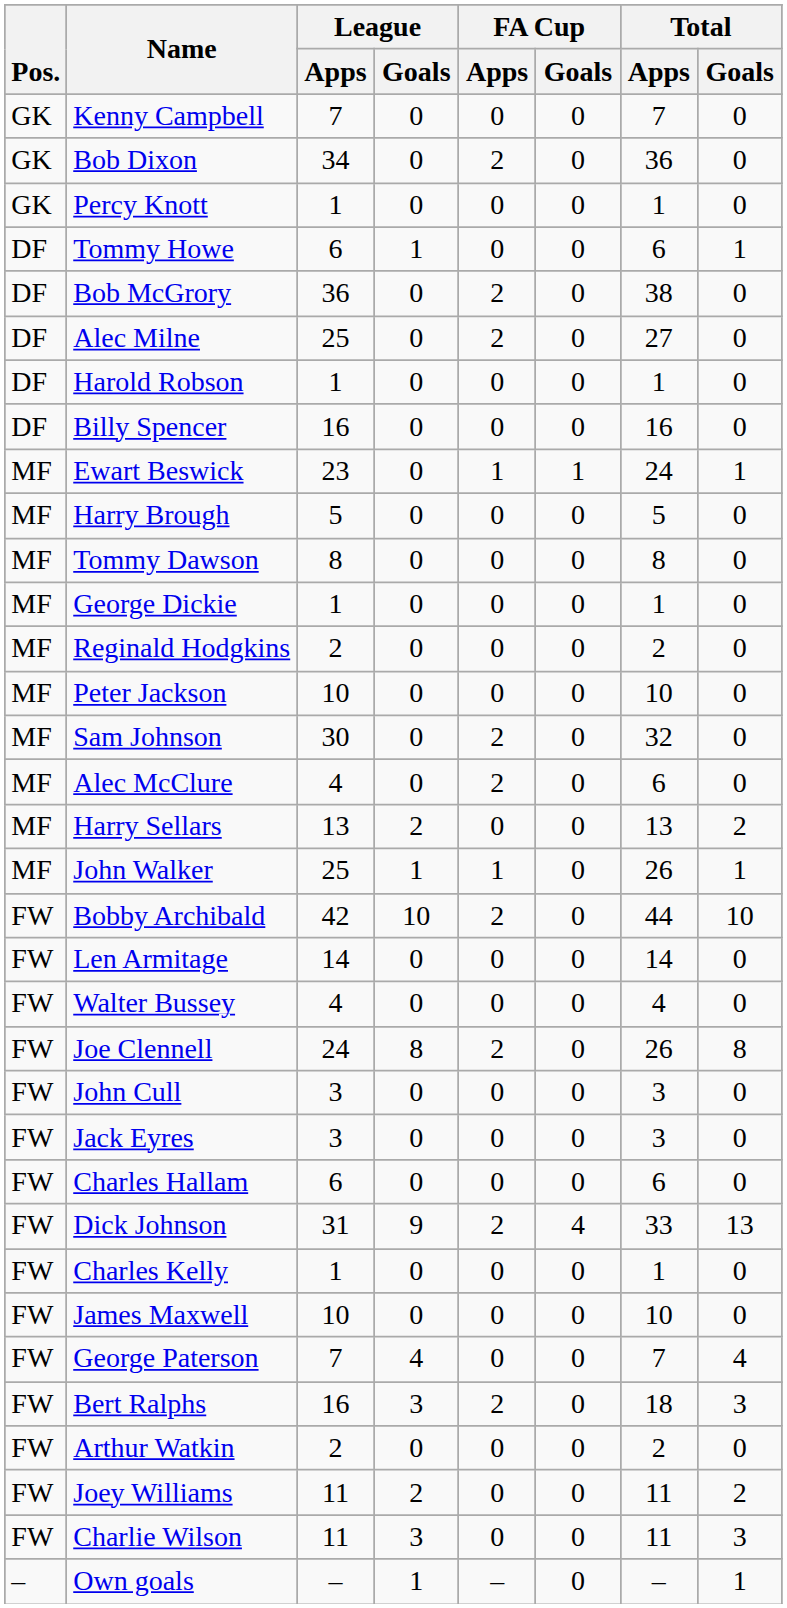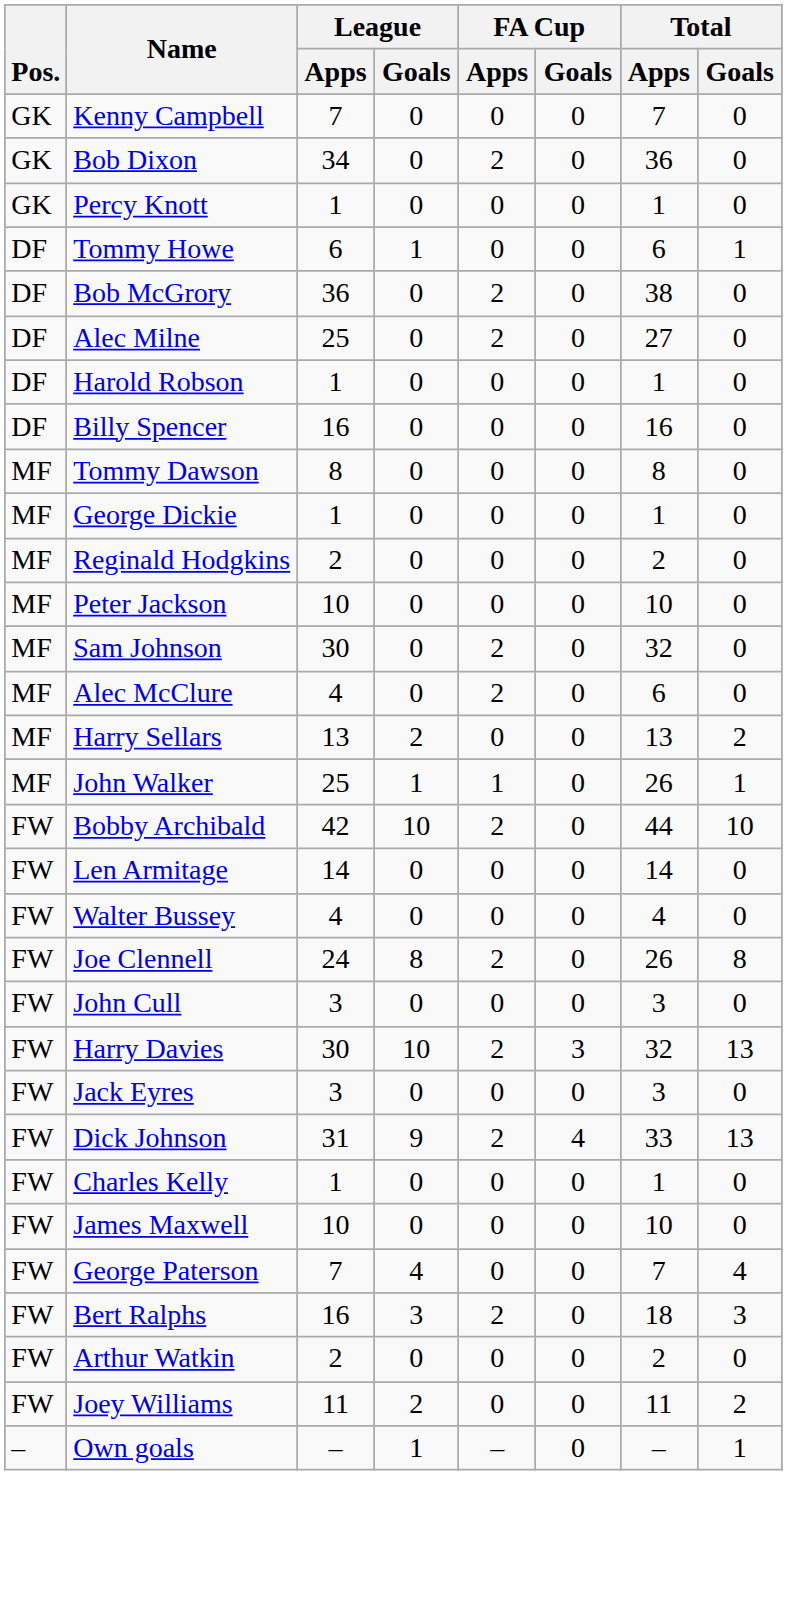- row: (158, 470)
- row: (151, 515)
+ row: (148, 1048)
- row: (161, 1181)
- row: (158, 1536)
